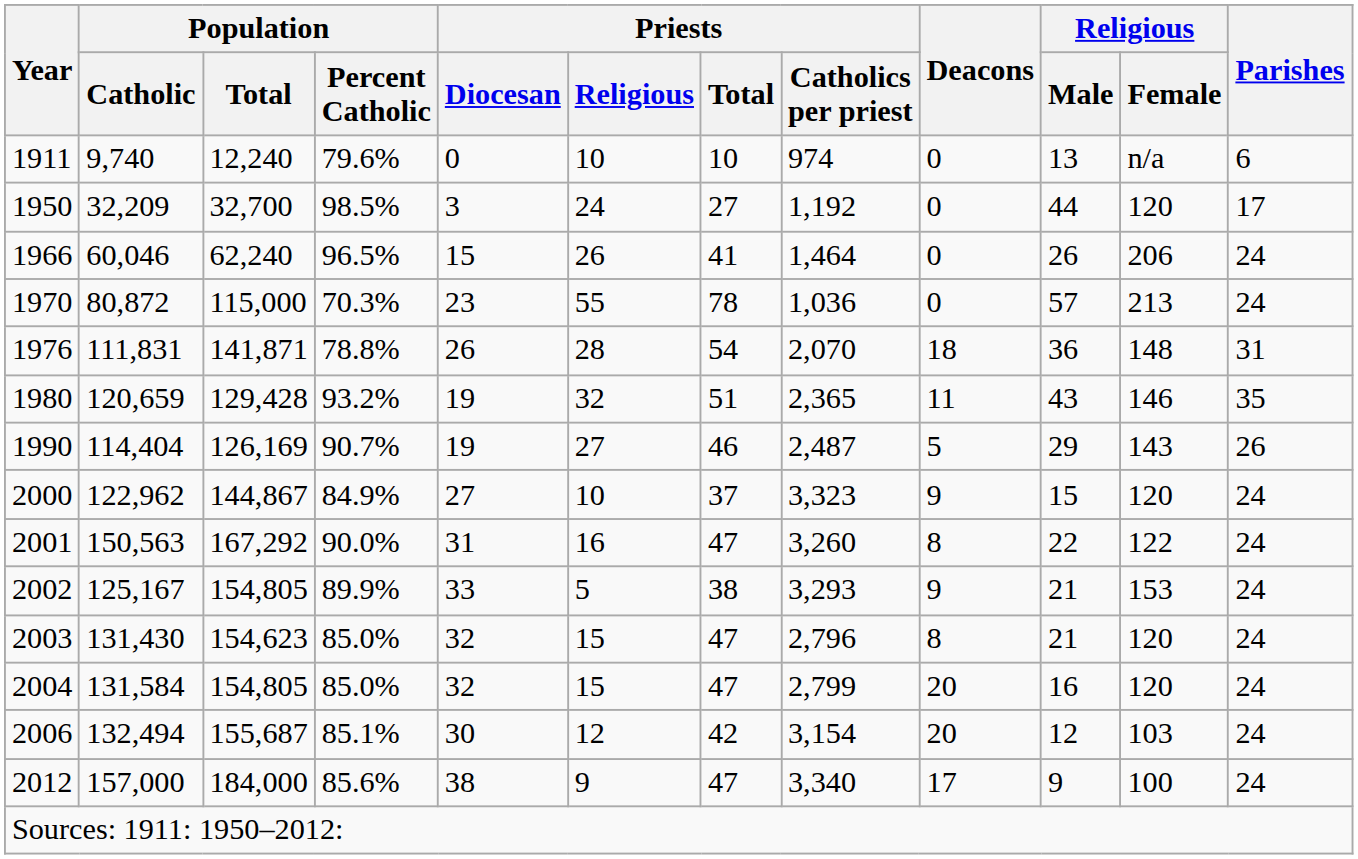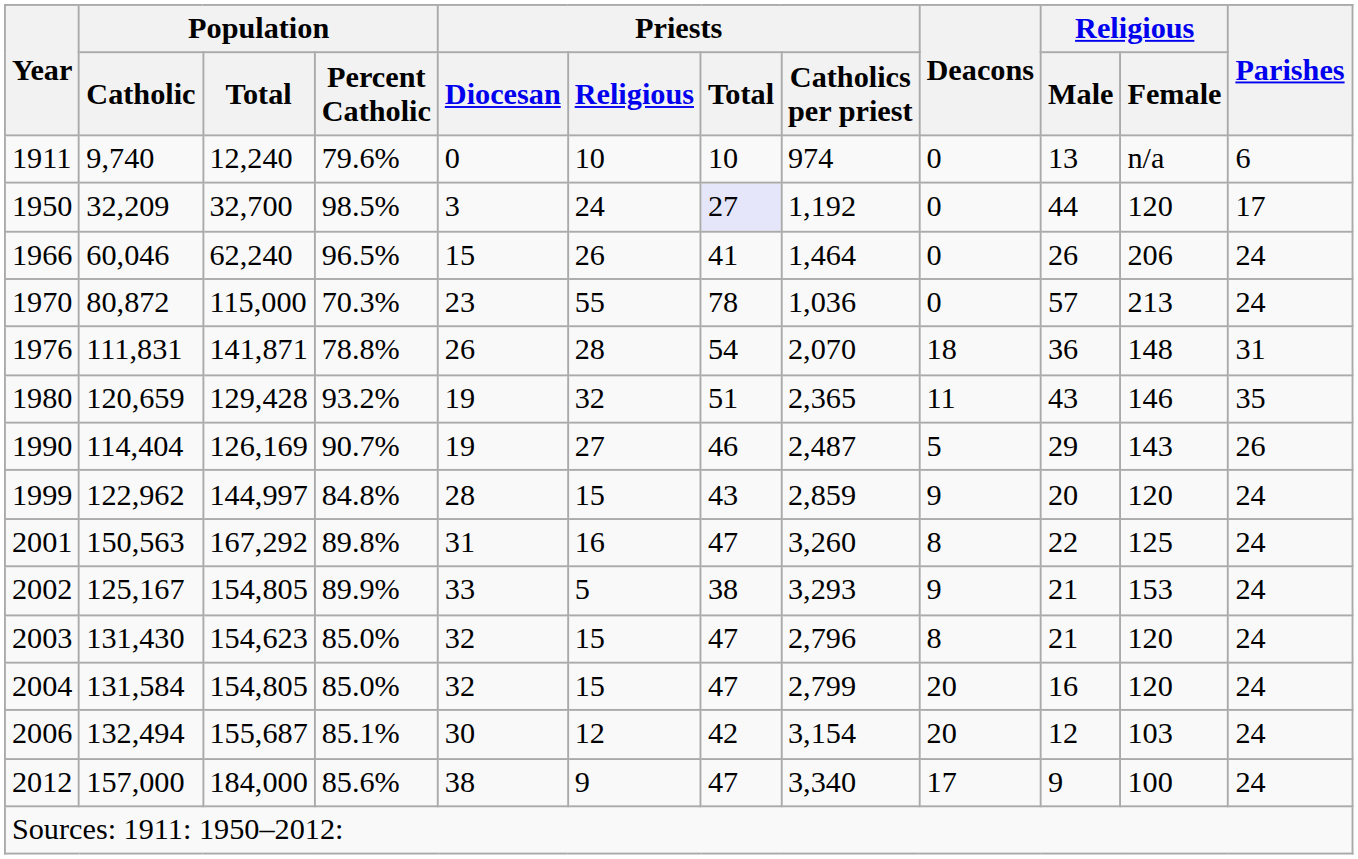(723, 206) no background -> (723, 206) lavender background
+ row: (42, 494)
- row: (42, 494)
(361, 542) 90.0% -> (361, 542) 89.8%
(1150, 542) 122 -> (1150, 542) 125
